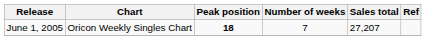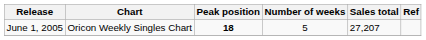(305, 27) 7 -> (305, 27) 5
